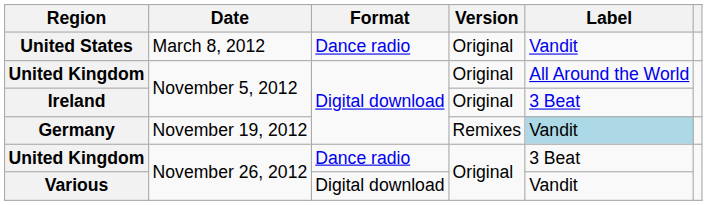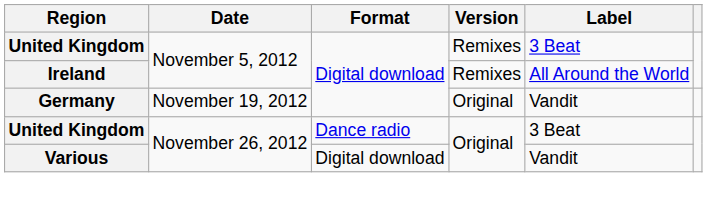- row: (77, 46)
(483, 74) Original -> (487, 46) Remixes
(609, 74) All Around the World -> (555, 46) 3 Beat
(483, 102) Original -> (487, 74) Remixes
(555, 102) 3 Beat -> (609, 74) All Around the World
(487, 130) Remixes -> (483, 102) Original
(553, 130) lightblue background -> (553, 102) no background
